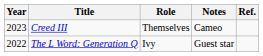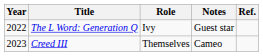rows swapped: (84, 43) <-> (49, 28)
